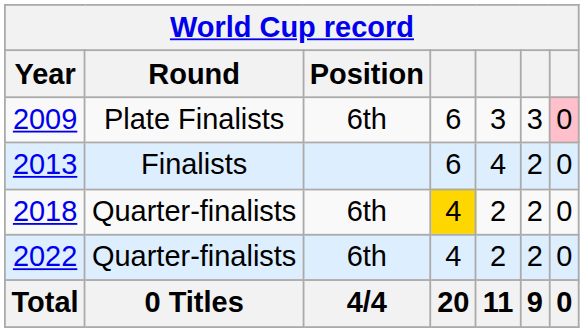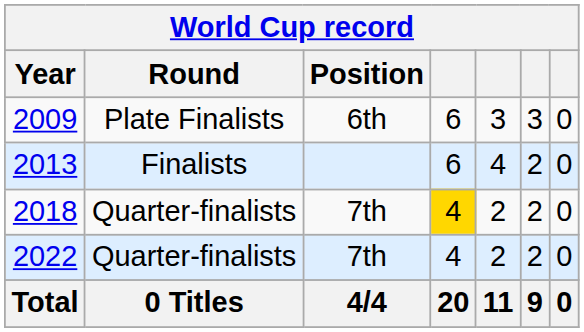(564, 119) pink background -> (564, 119) no background
(367, 211) 6th -> (367, 211) 7th
(367, 257) 6th -> (367, 257) 7th
